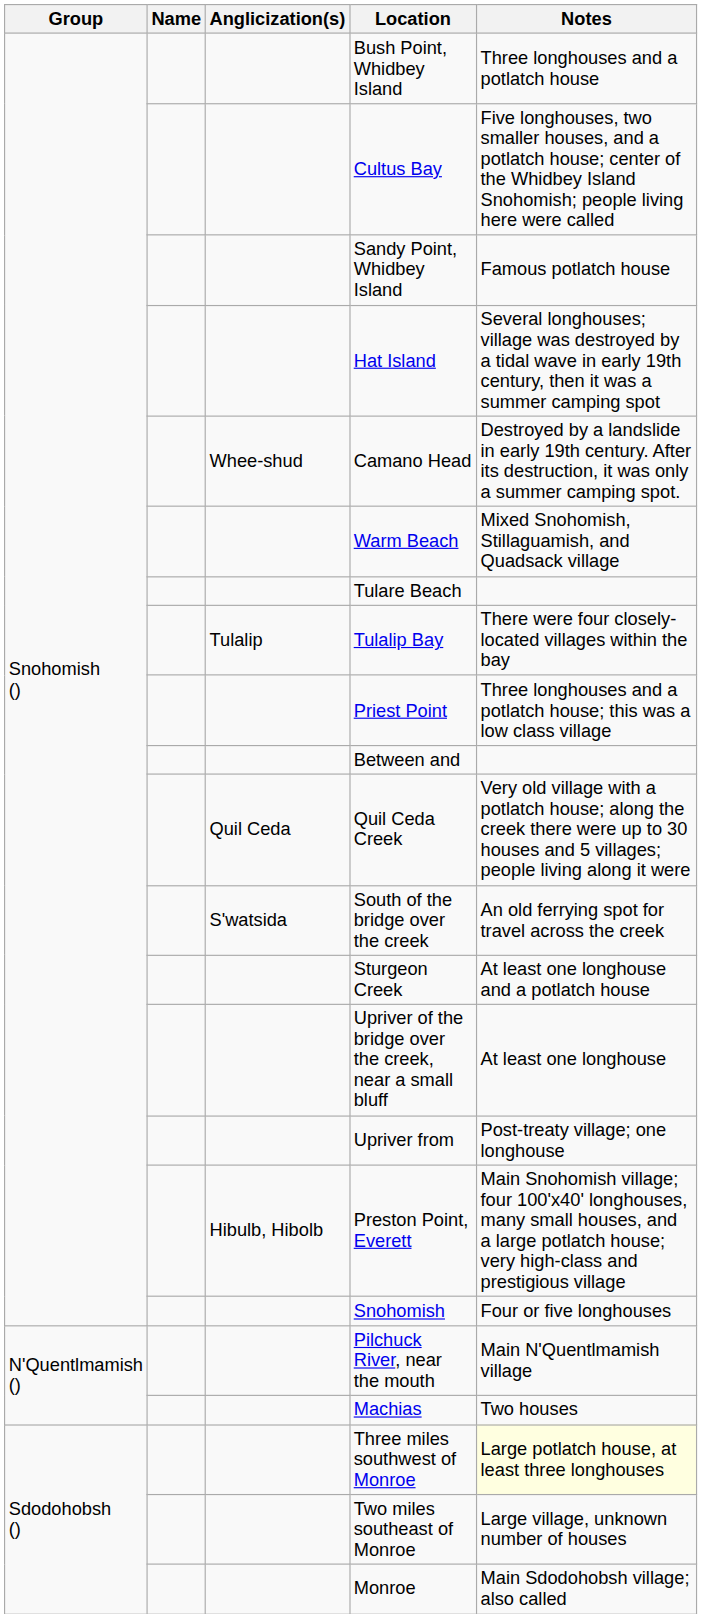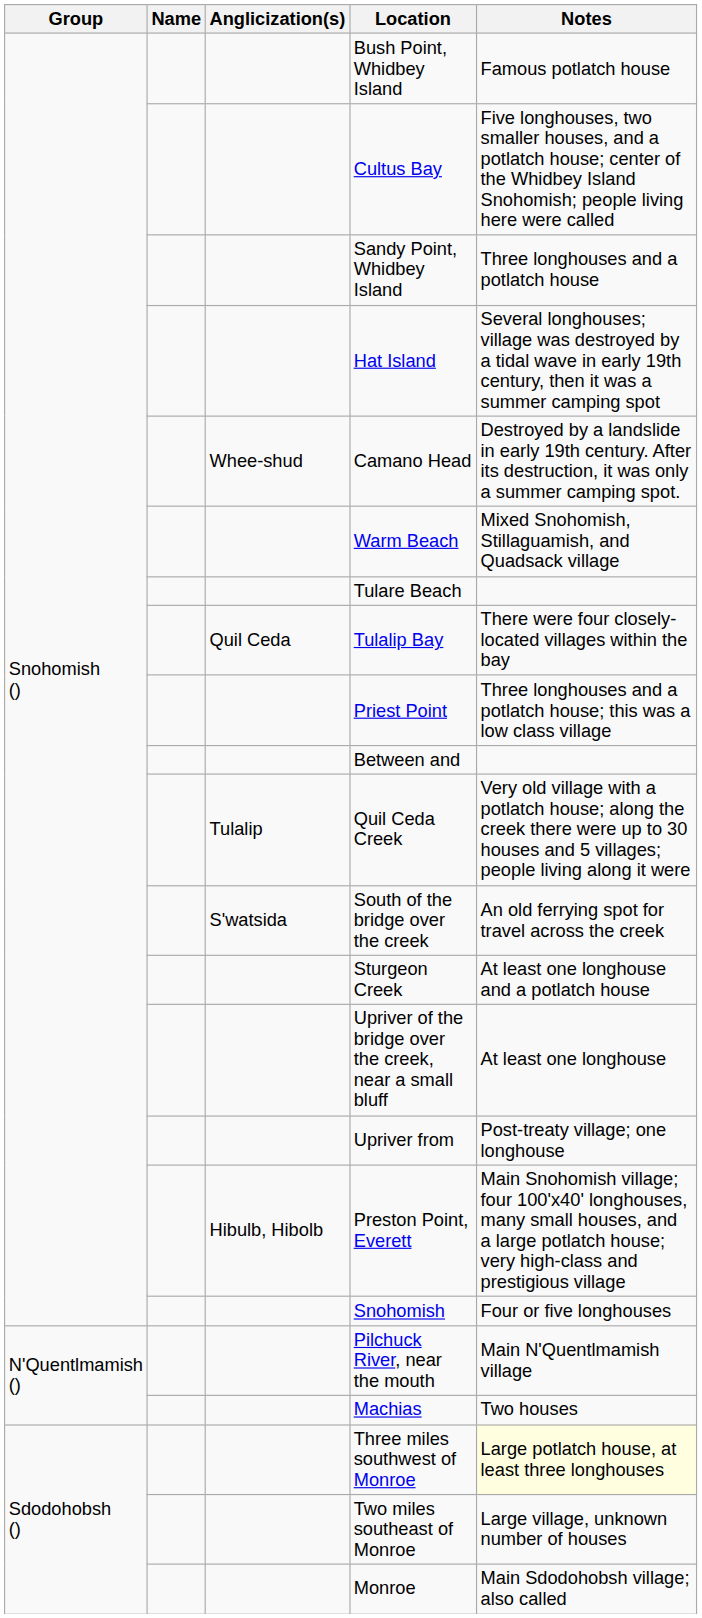(579, 68) Three longhouses and a potlatch house -> (575, 68) Famous potlatch house
(575, 269) Famous potlatch house -> (579, 269) Three longhouses and a potlatch house
(236, 640) Tulalip -> (250, 640) Quil Ceda
(250, 829) Quil Ceda -> (236, 829) Tulalip
